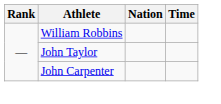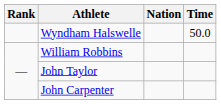+ row: (91, 33)
